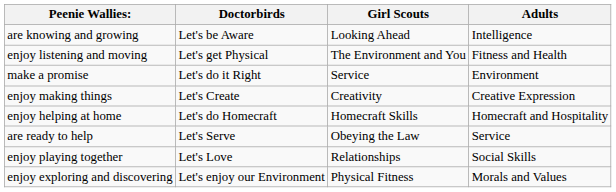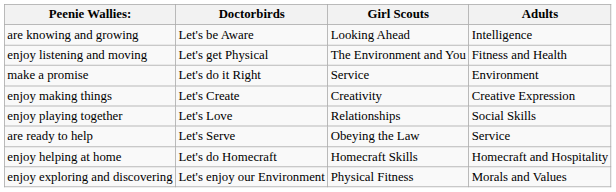rows swapped: (65, 156) <-> (64, 116)
